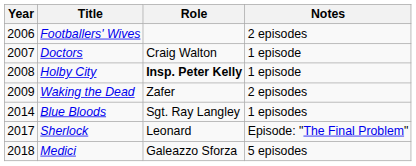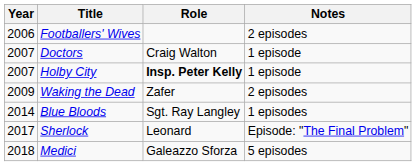(21, 72) 2008 -> (21, 72) 2007
